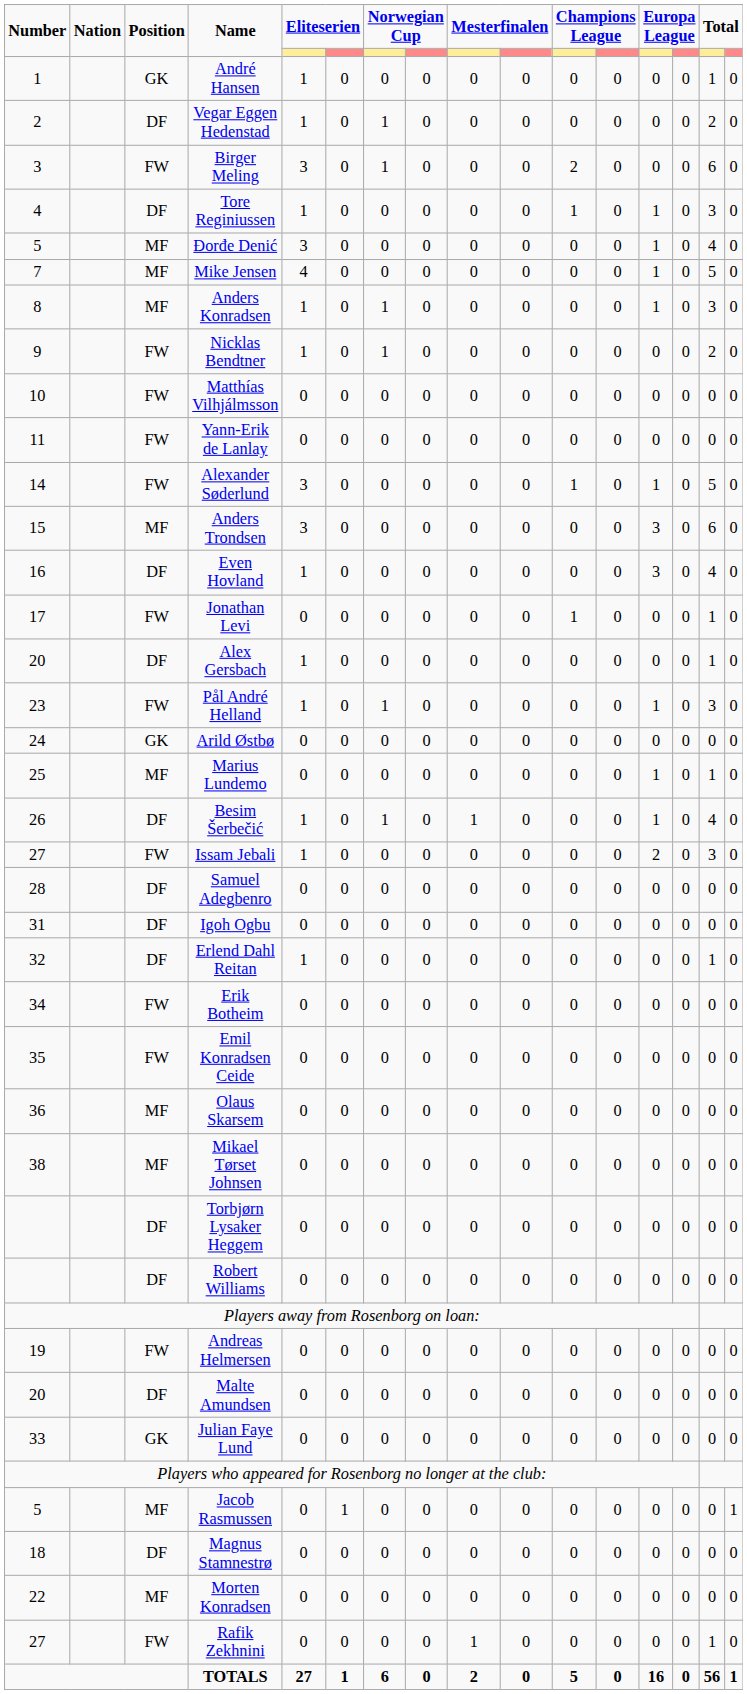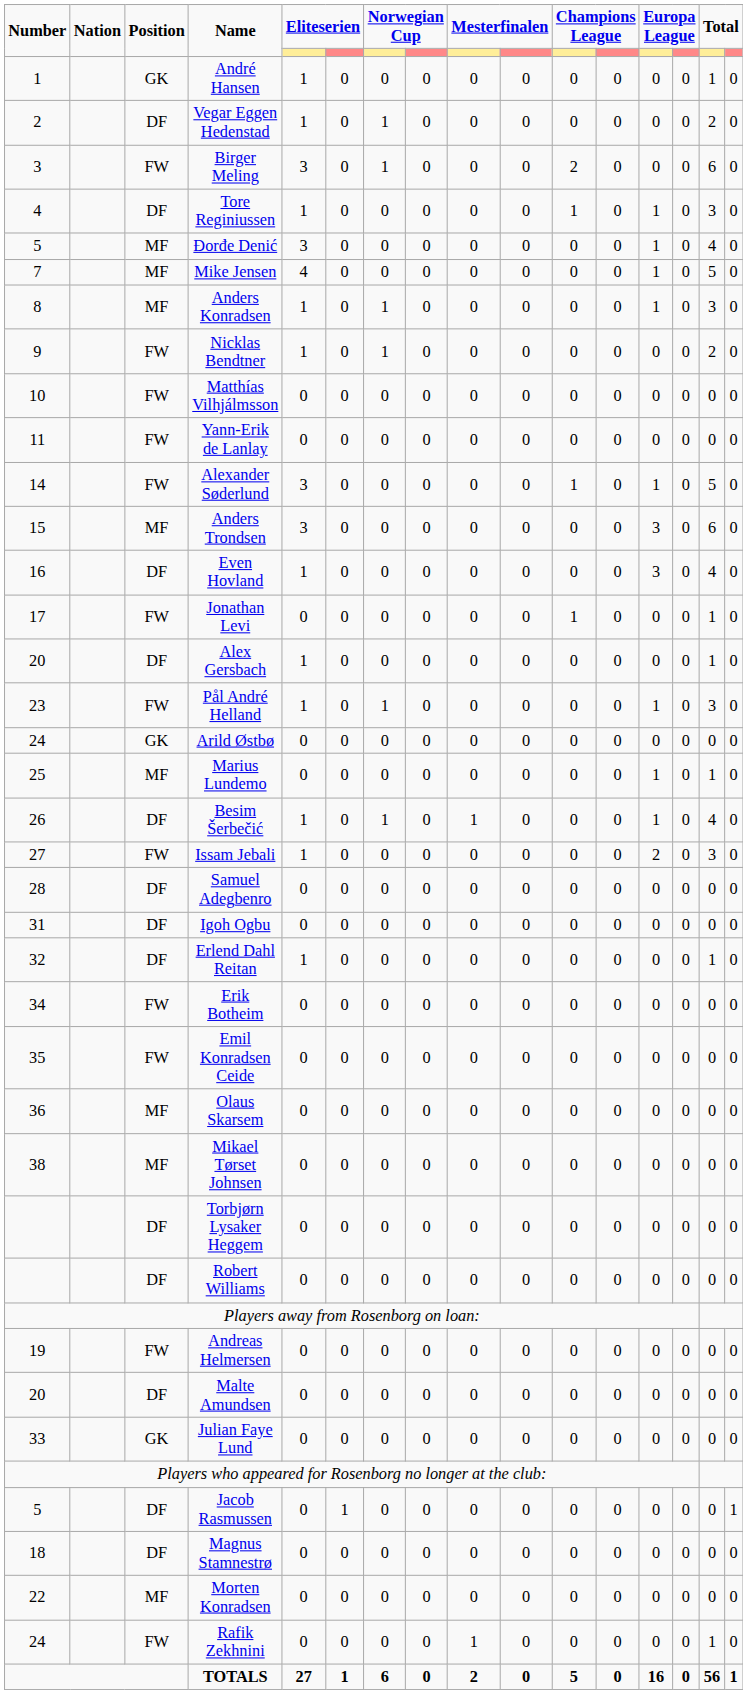(157, 1509) MF -> (157, 1509) DF
(37, 1641) 27 -> (37, 1641) 24
